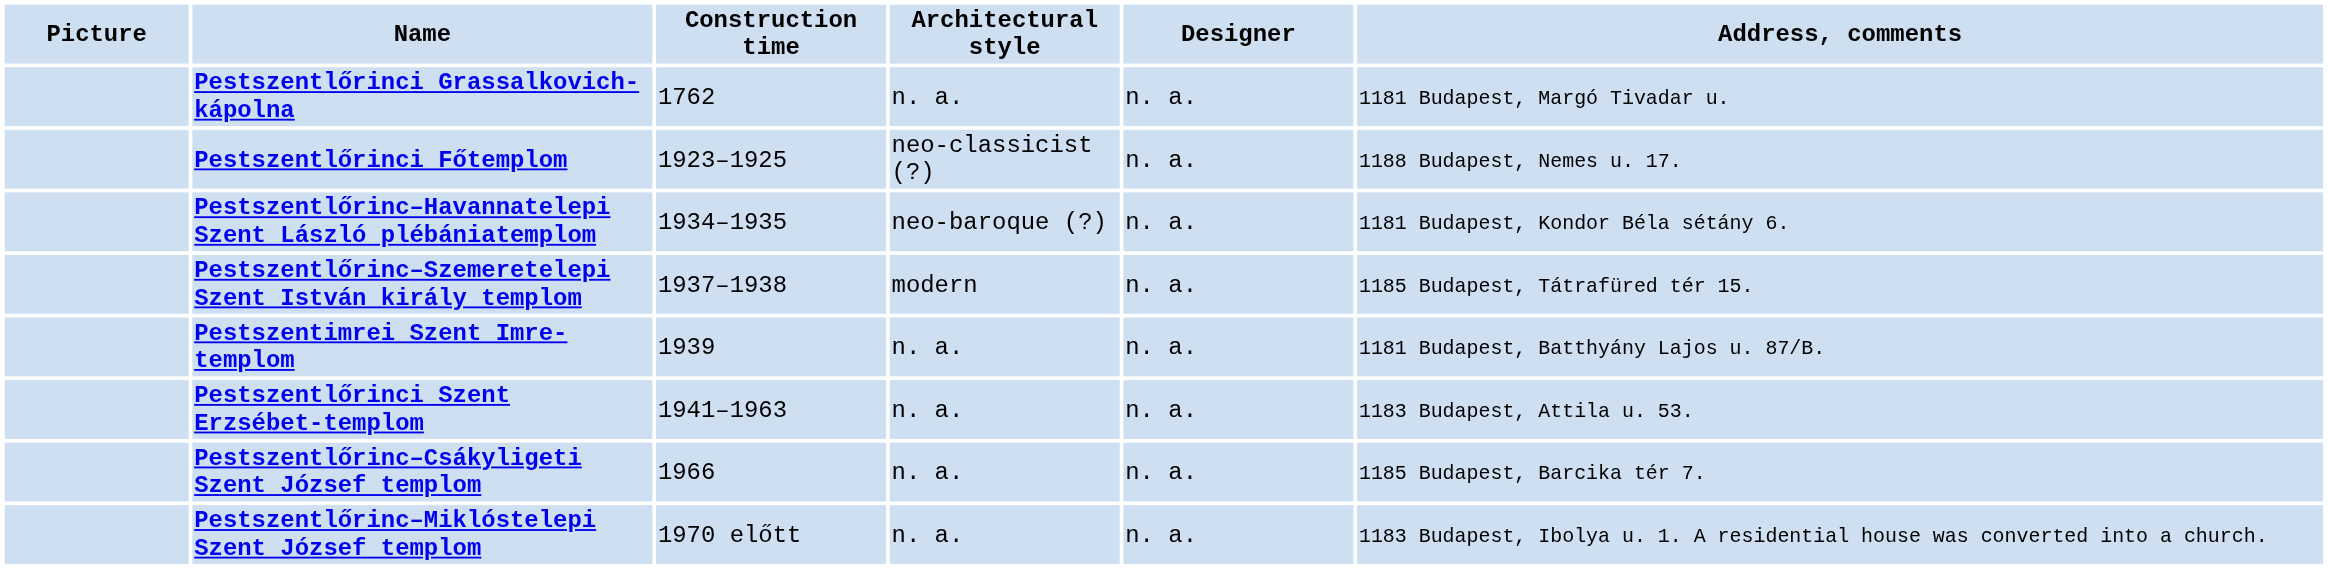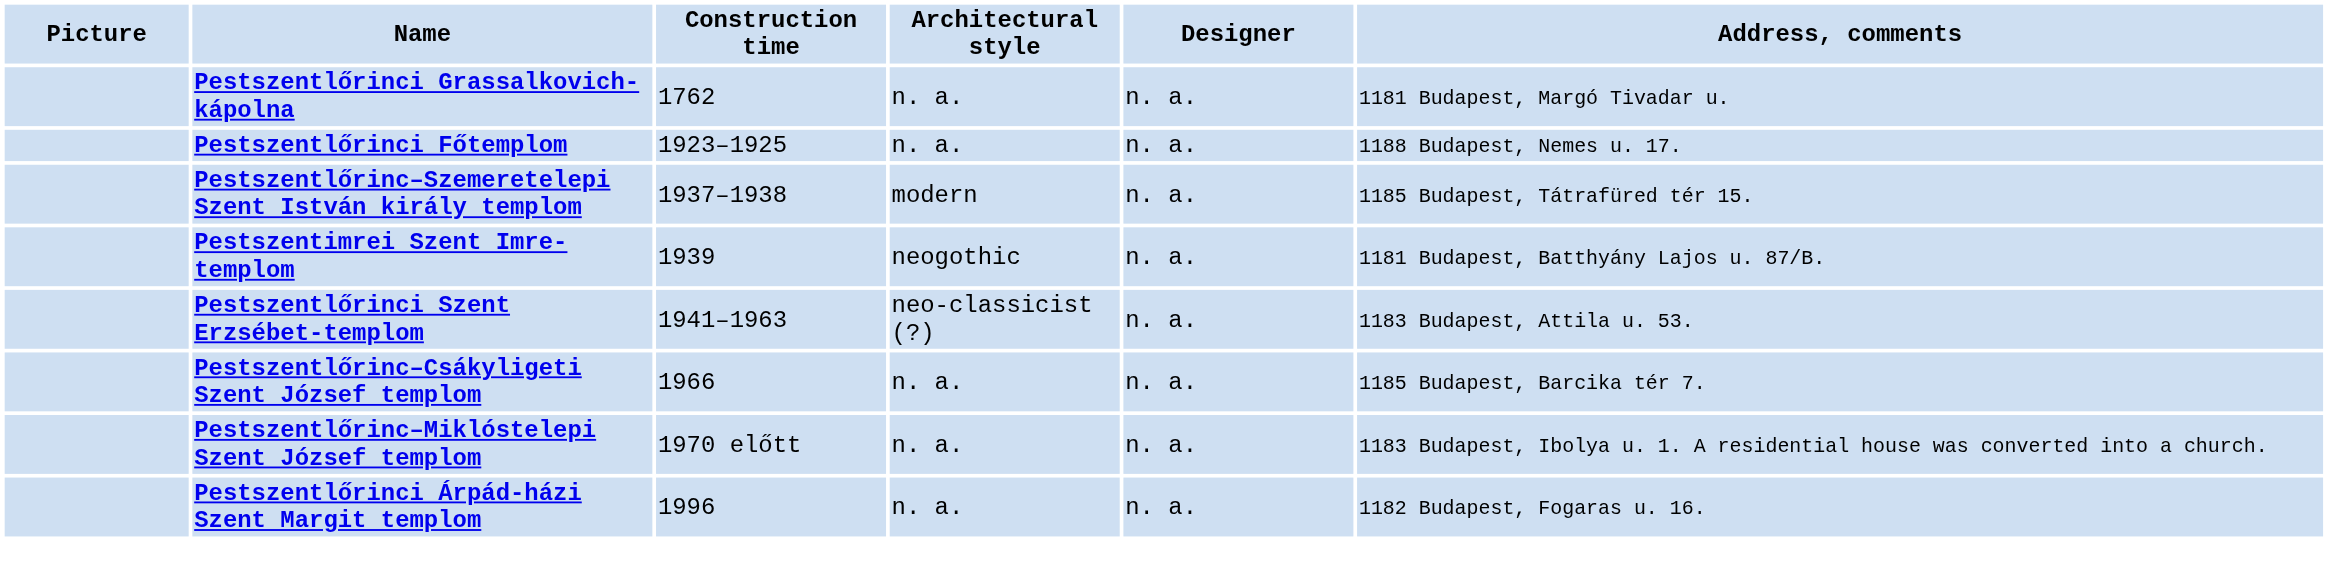(992, 159) neo-classicist (?) -> (927, 145) n. a.
- row: (402, 222)
(927, 347) n. a. -> (956, 257) neogothic
(927, 409) n. a. -> (992, 319) neo-classicist (?)
+ row: (388, 507)
